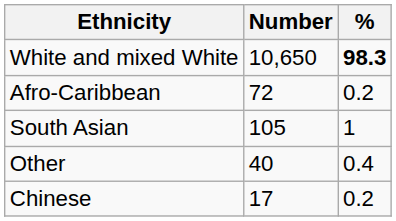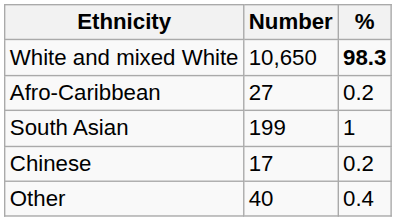(261, 92) 72 -> (261, 92) 27
(267, 127) 105 -> (267, 127) 199
rows swapped: (51, 198) <-> (38, 163)
